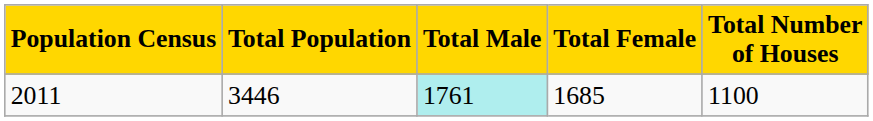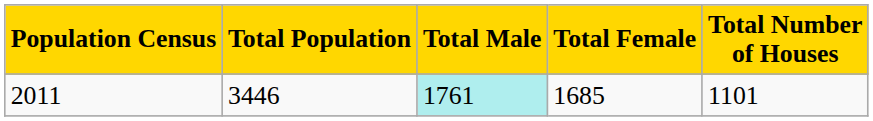(733, 94) 1100 -> (733, 94) 1101
